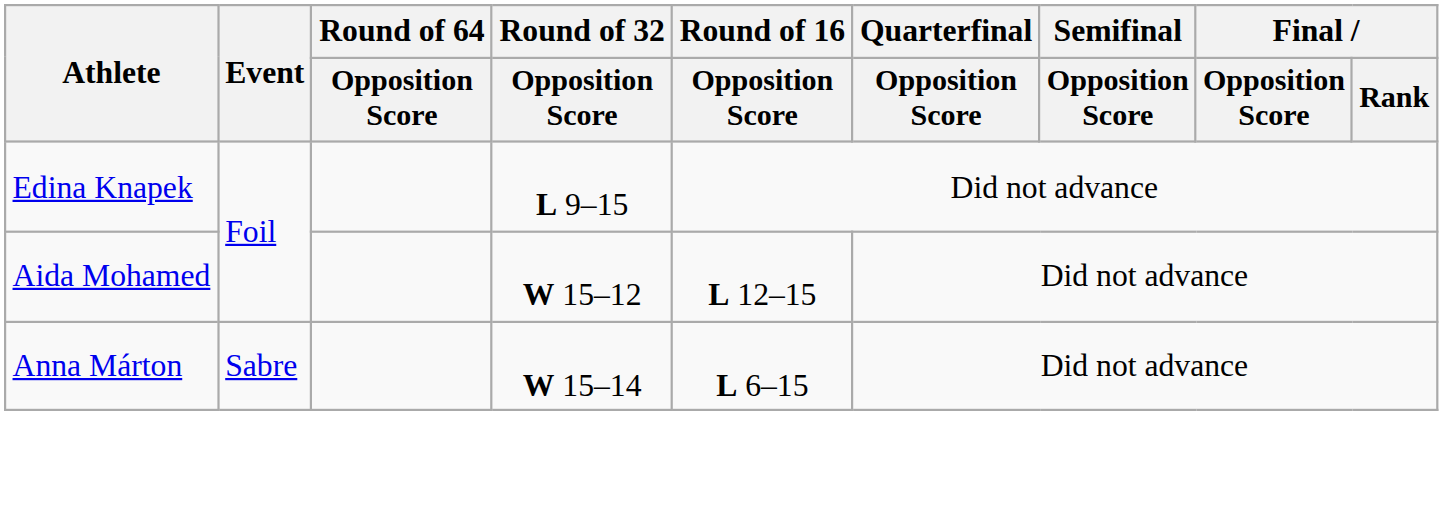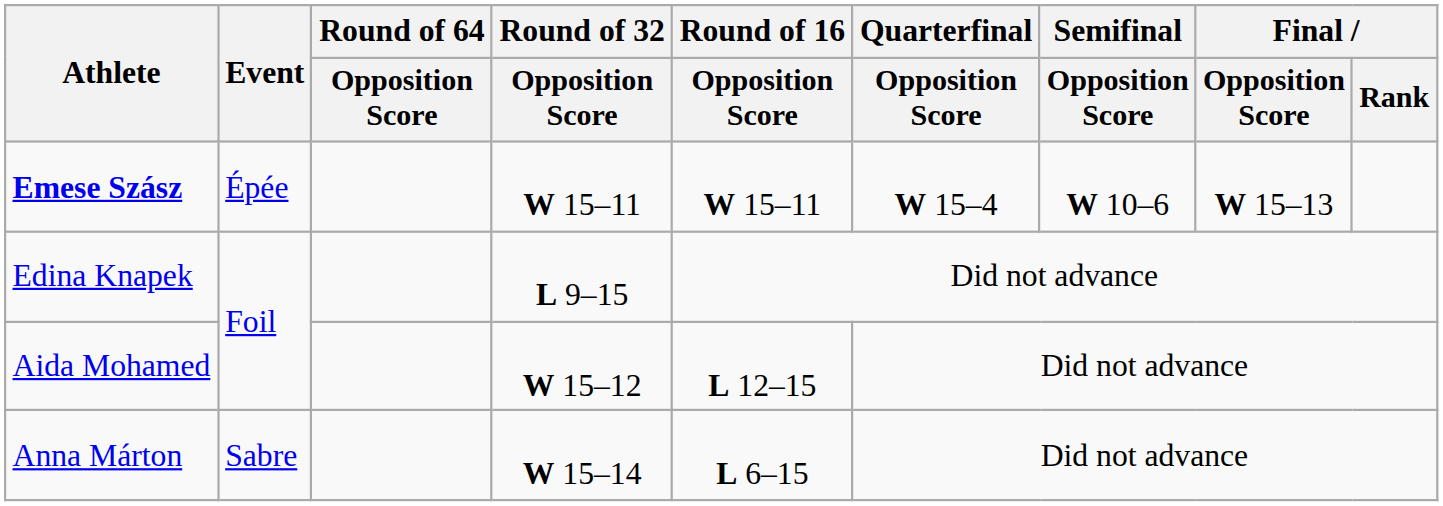+ row: (97, 186)
